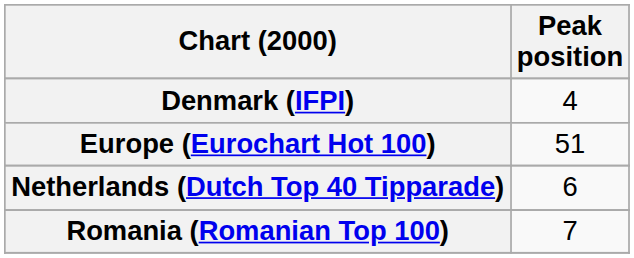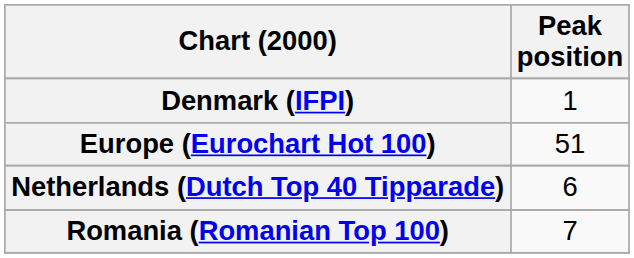(570, 100) 4 -> (570, 100) 1
